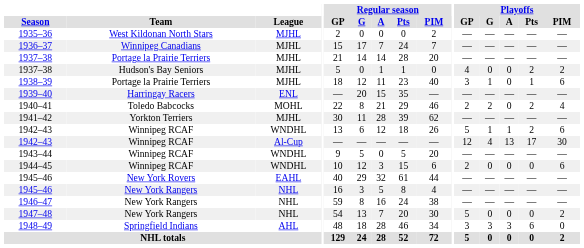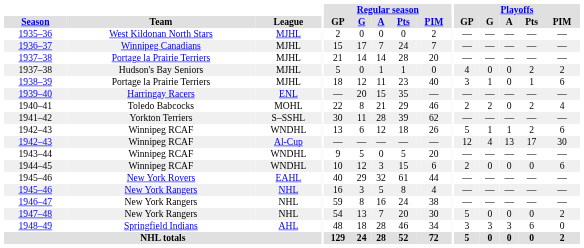(288, 118) MJHL -> (288, 118) S–SSHL
